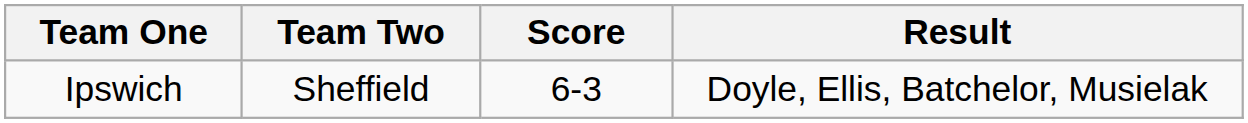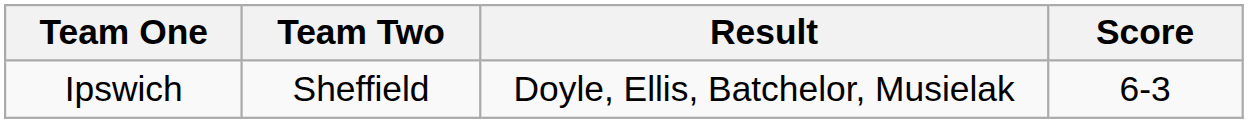columns swapped: (576, 32) <-> (957, 32)
